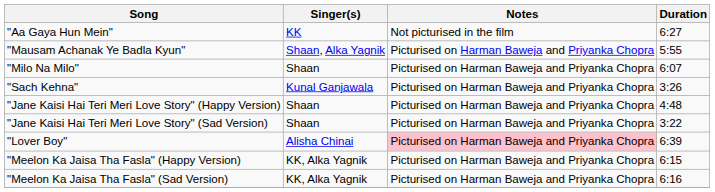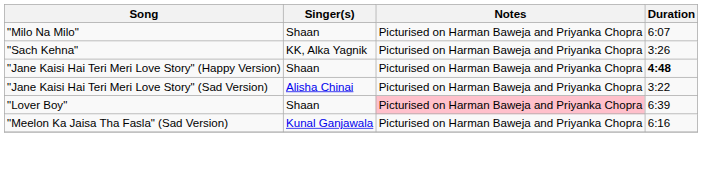- row: (60, 32)
- row: (96, 50)
(330, 87) Kunal Ganjawala -> (327, 50) KK, Alka Yagnik
(671, 105) normal -> (659, 69) bold
(303, 123) Shaan -> (320, 87) Alisha Chinai
(320, 142) Alisha Chinai -> (303, 105) Shaan
- row: (124, 160)
(327, 178) KK, Alka Yagnik -> (330, 123) Kunal Ganjawala
